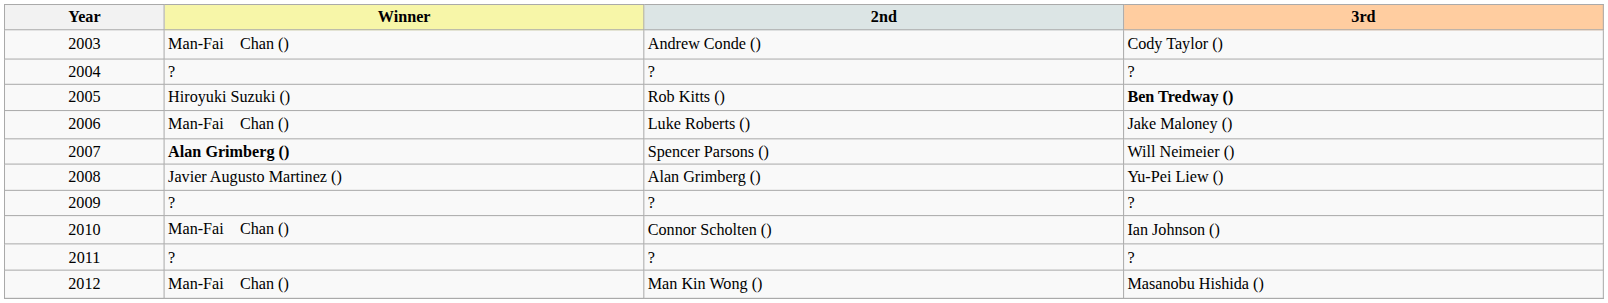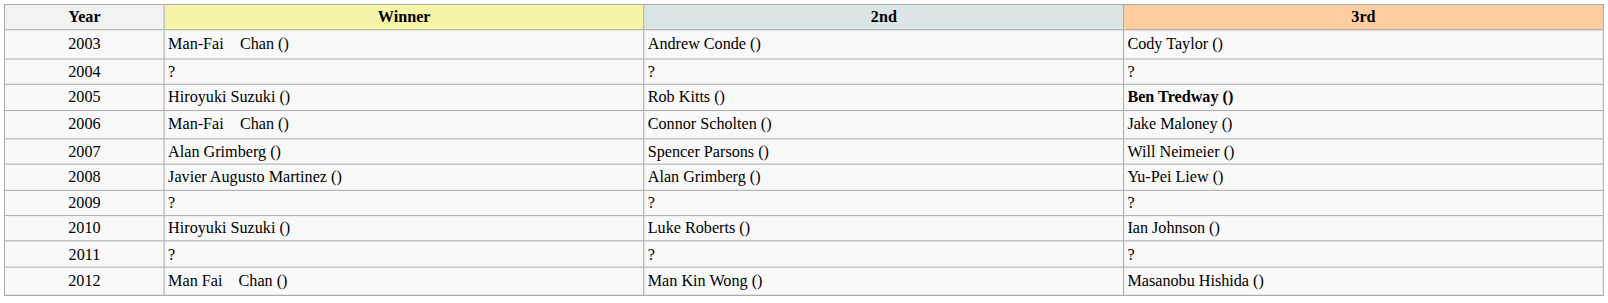(699, 124) Luke Roberts () -> (710, 124) Connor Scholten ()
(229, 151) bold -> (225, 151) normal
(228, 229) Man-Fai Chan () -> (229, 228) Hiroyuki Suzuki ()
(710, 229) Connor Scholten () -> (699, 228) Luke Roberts ()
(228, 283) Man-Fai Chan () -> (228, 280) Man Fai Chan ()
